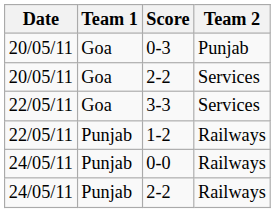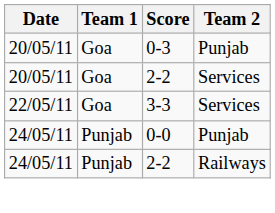- row: (41, 134)
(232, 163) Railways -> (223, 134) Punjab
